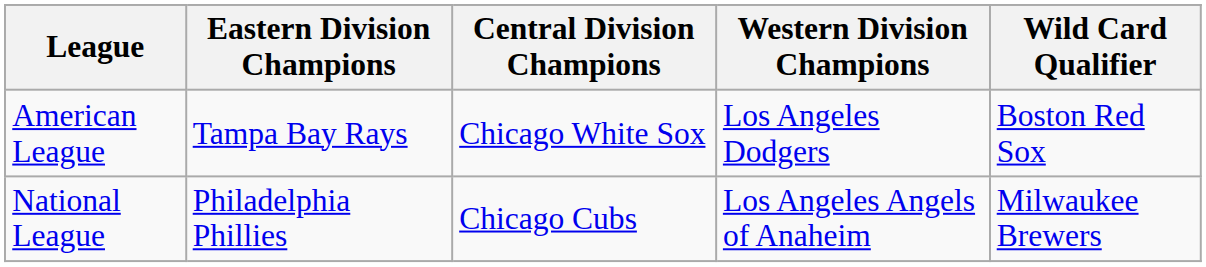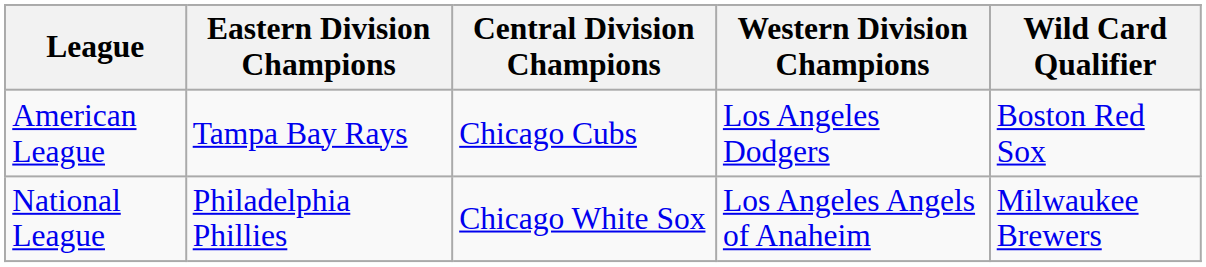(582, 132) Chicago White Sox -> (548, 132) Chicago Cubs
(548, 218) Chicago Cubs -> (582, 218) Chicago White Sox
